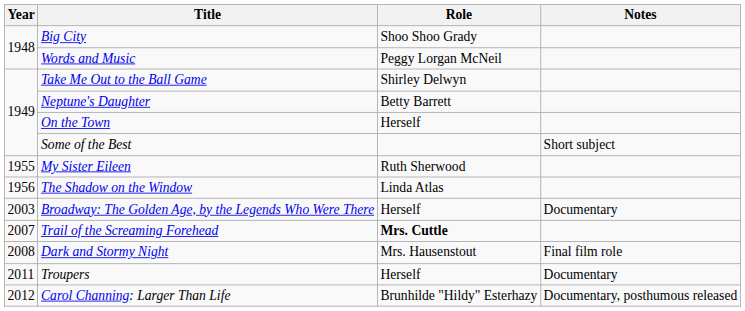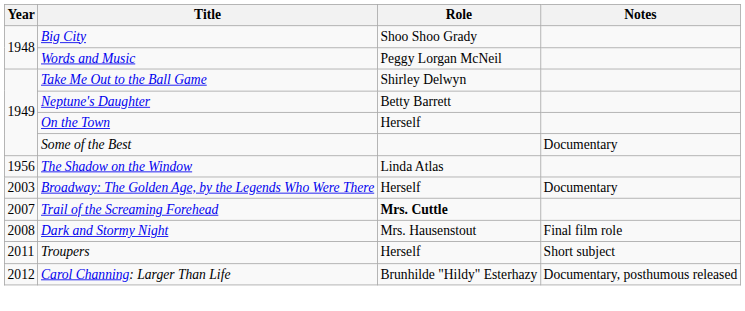(579, 144) Short subject -> (581, 144) Documentary
- row: (86, 166)
(581, 274) Documentary -> (579, 252) Short subject
